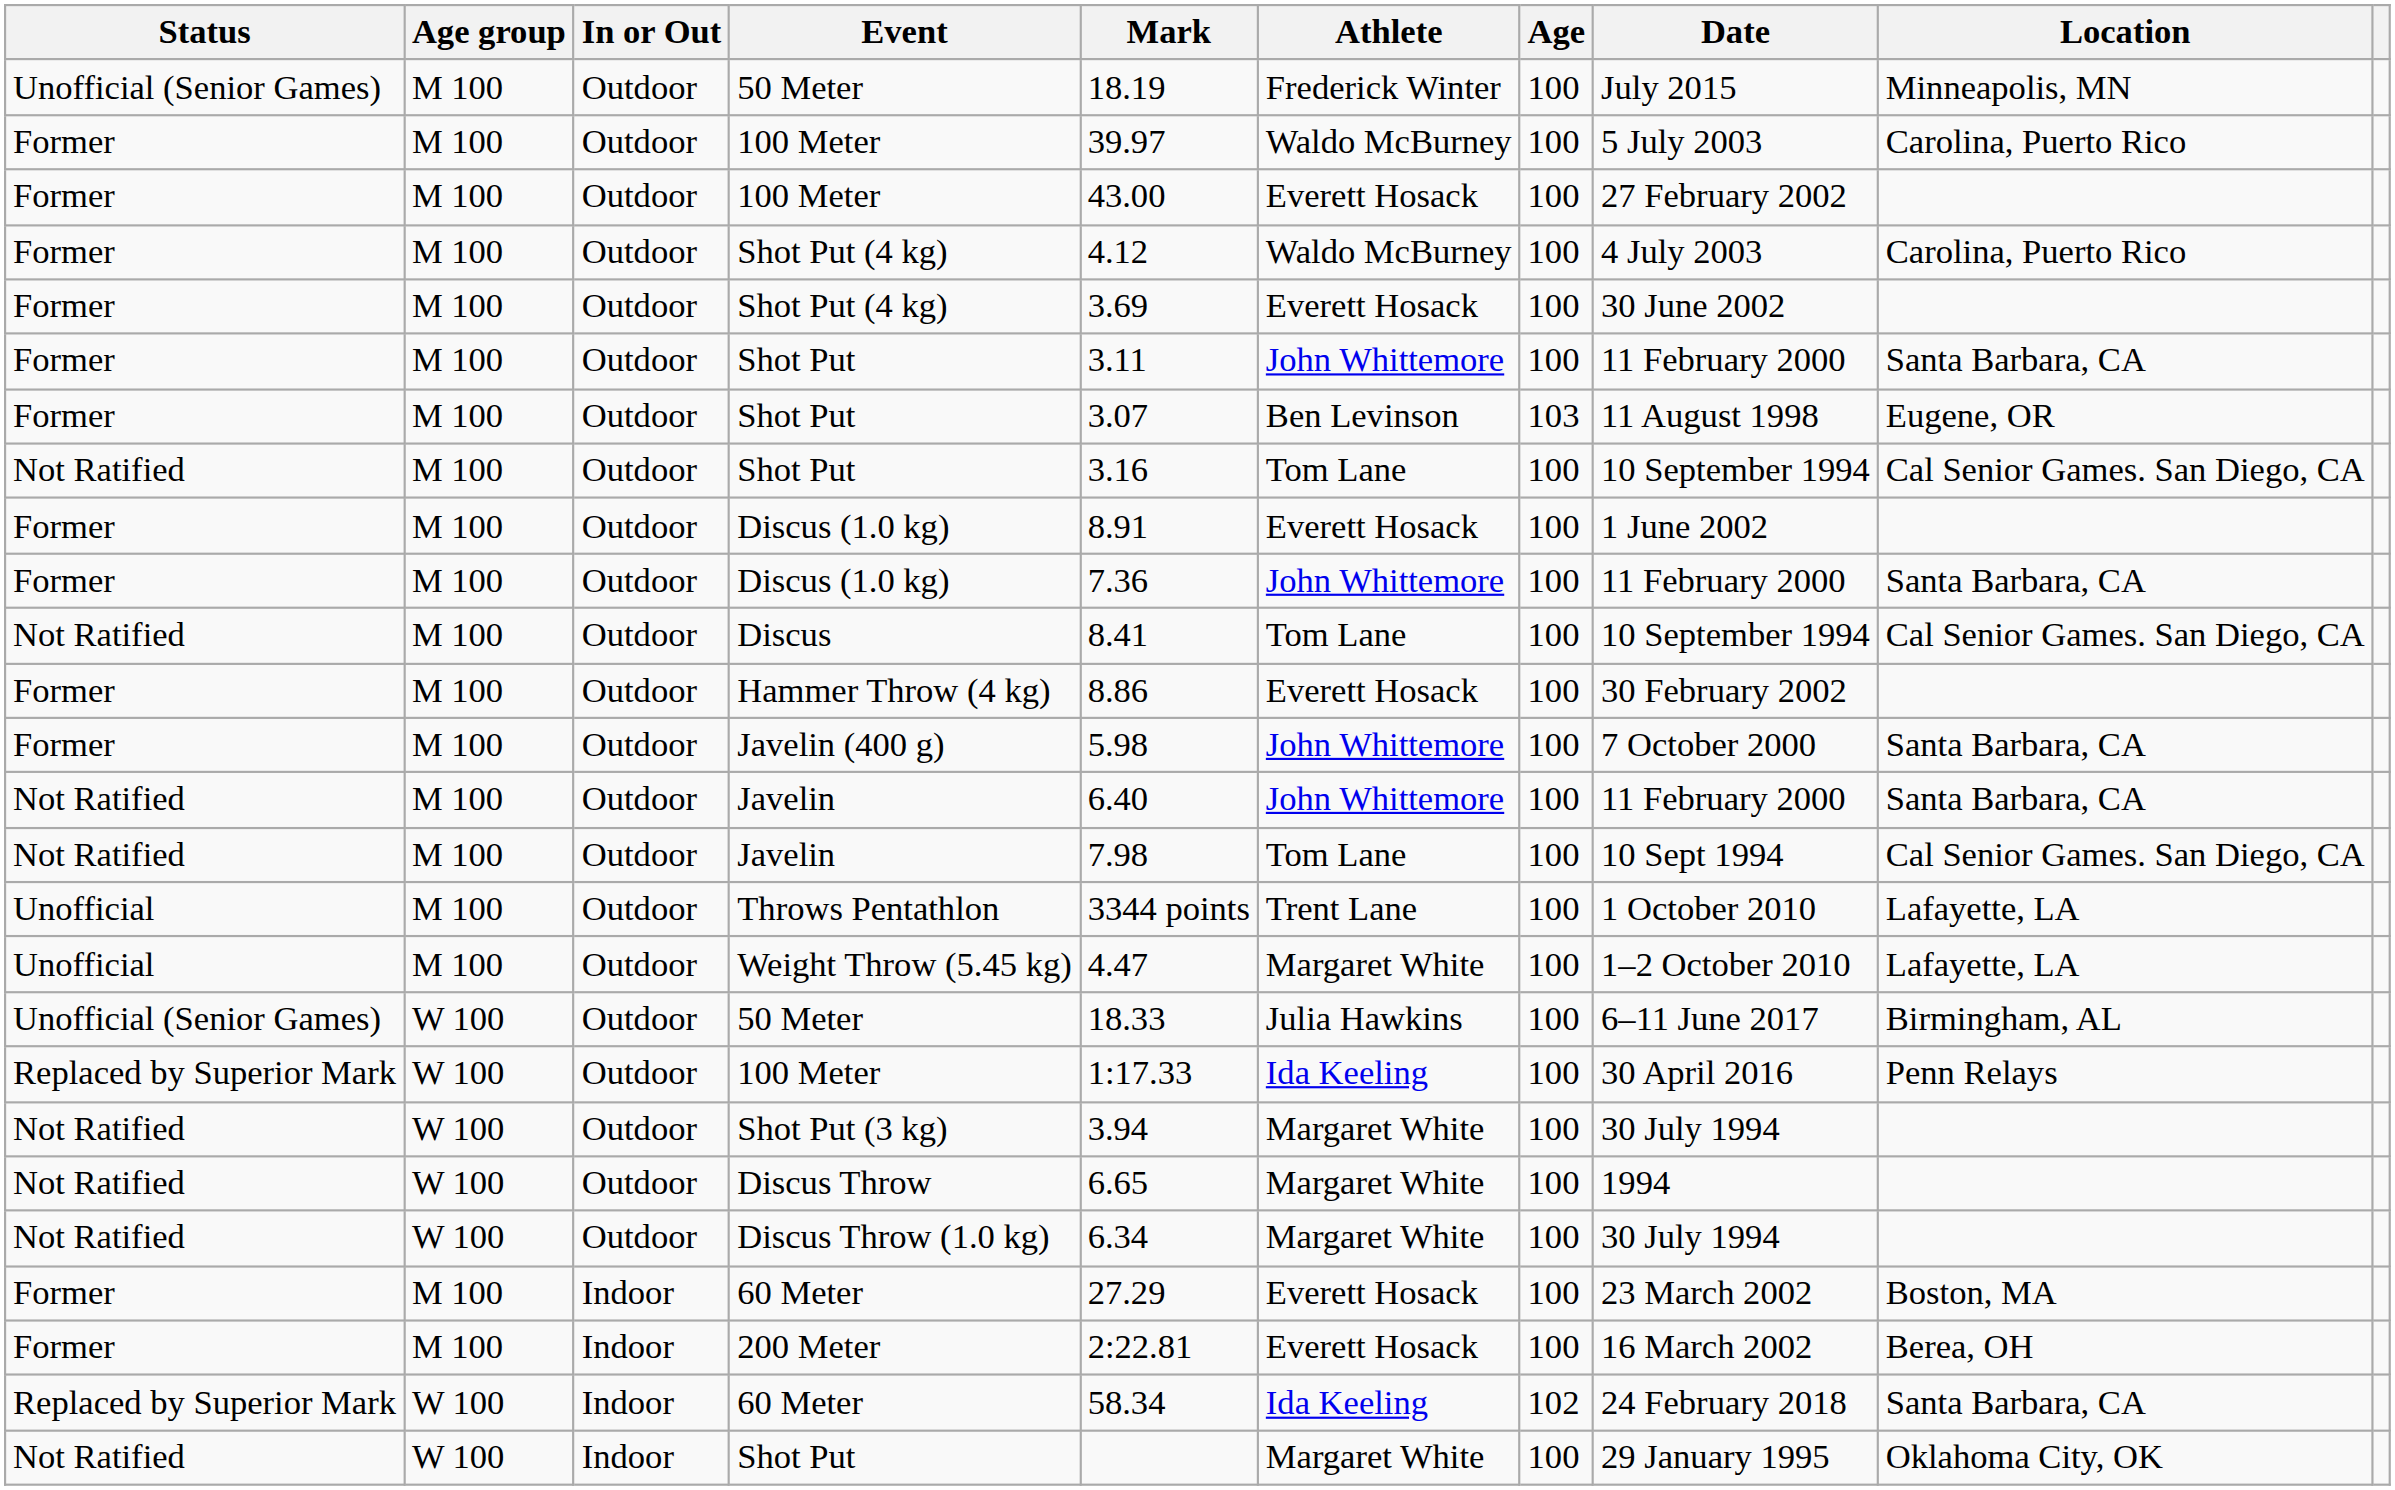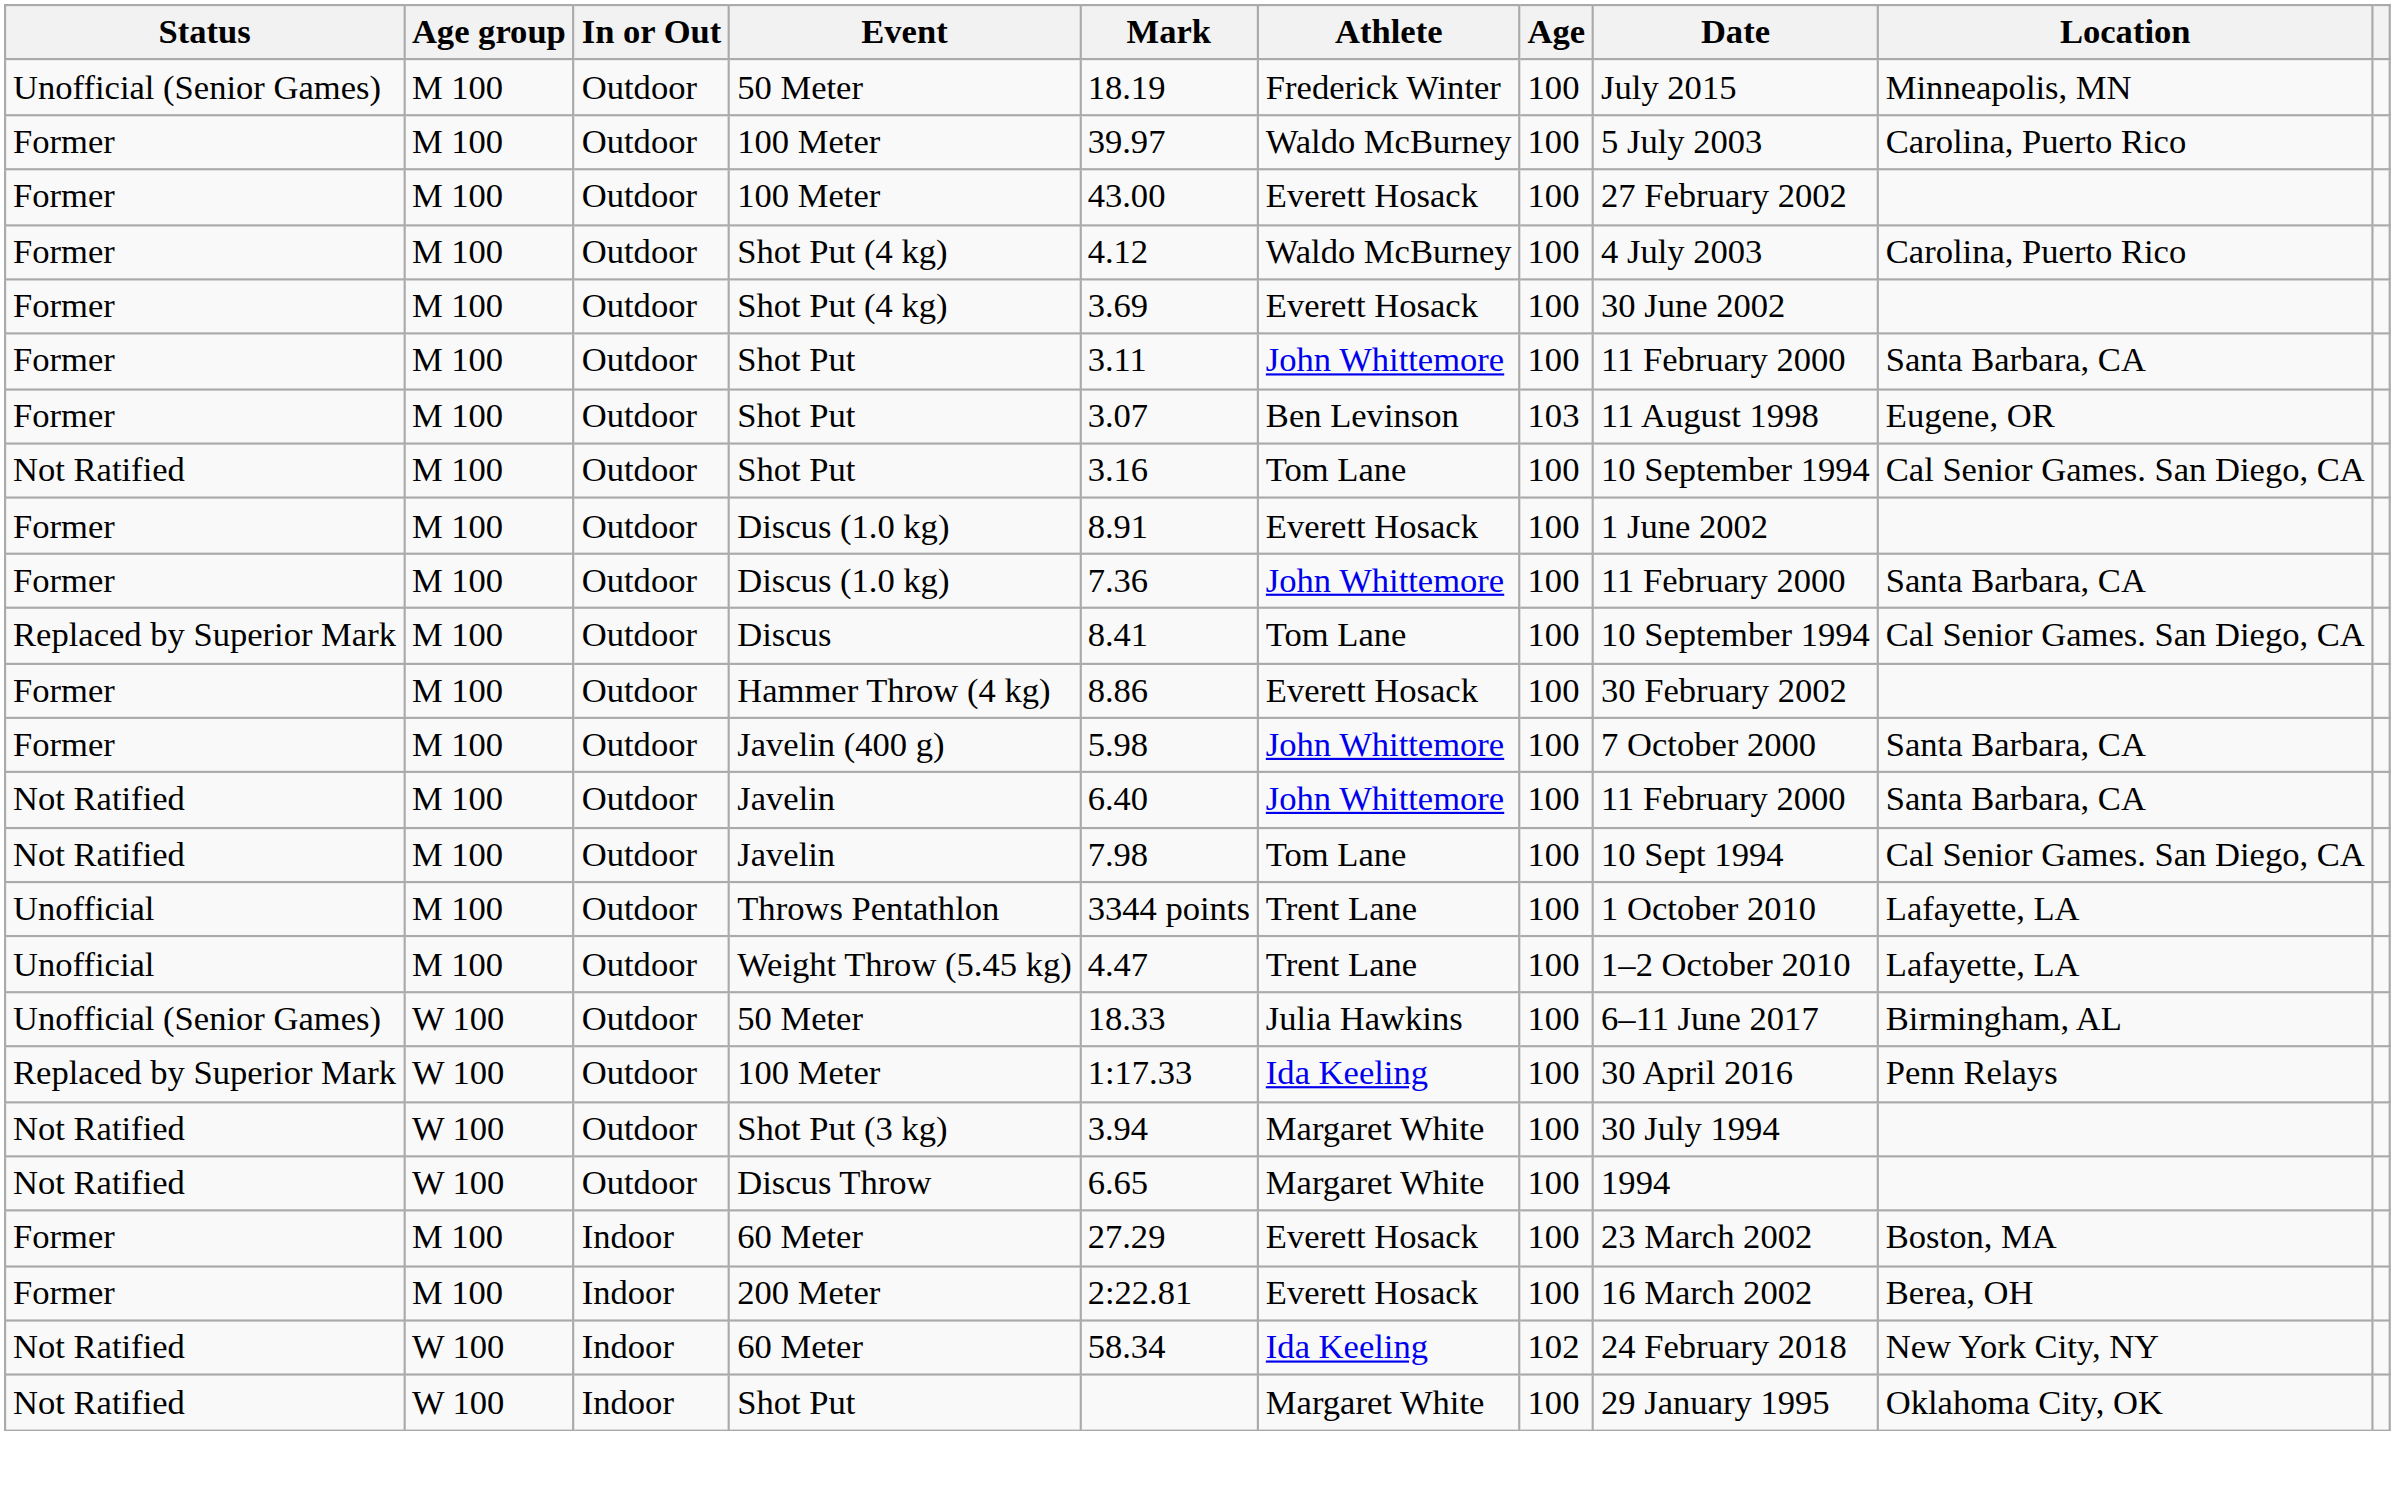(99, 634) Not Ratified -> (205, 634) Replaced by Superior Mark
(1375, 963) Margaret White -> (1342, 963) Trent Lane
- row: (458, 1237)
(205, 1402) Replaced by Superior Mark -> (99, 1347) Not Ratified
(2016, 1402) Santa Barbara, CA -> (2022, 1347) New York City, NY
